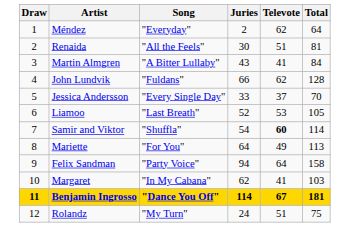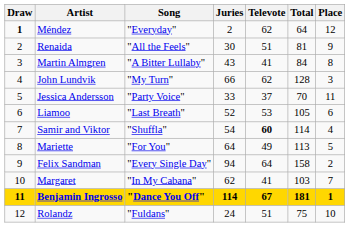+ column: (330, 12)
(34, 29) normal -> (20, 29) bold
(163, 79) "Fuldans" -> (150, 79) "My Turn"
(184, 96) "Every Single Day" -> (156, 96) "Party Voice"
(170, 163) "Party Voice" -> (169, 163) "Every Single Day"
(165, 213) "My Turn" -> (148, 213) "Fuldans"
